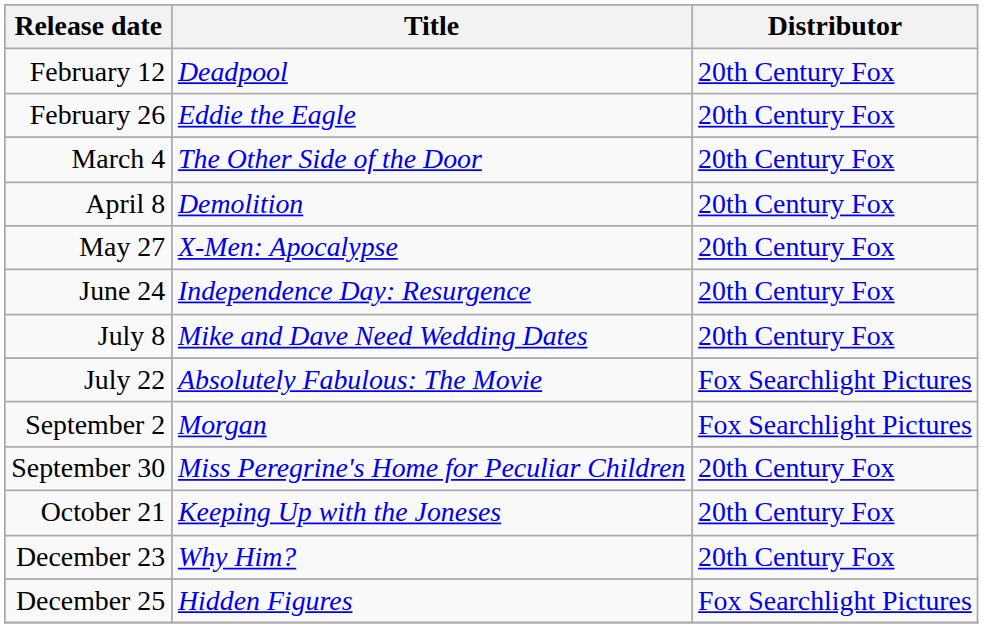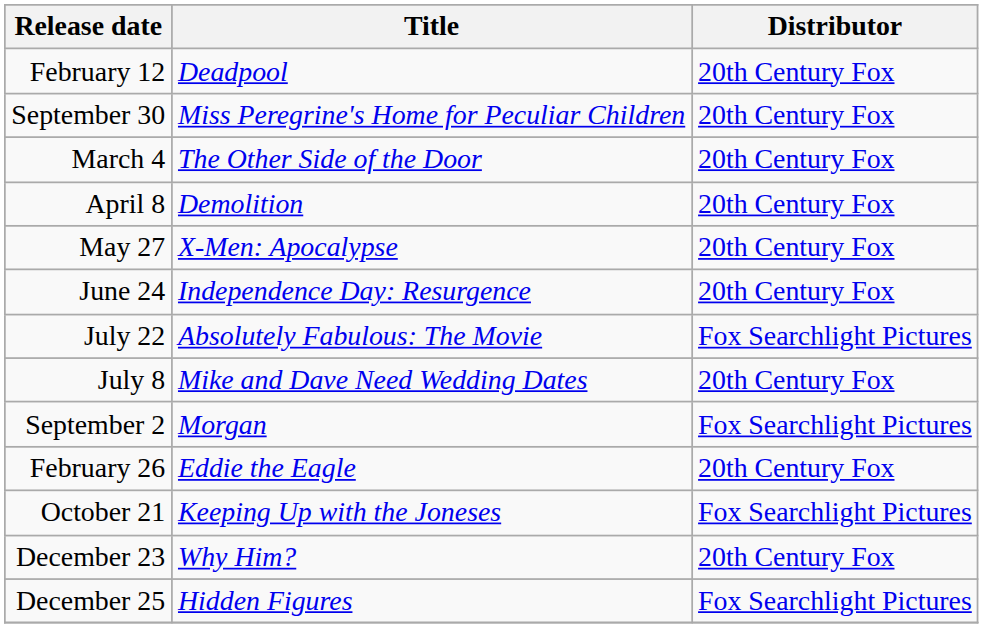rows swapped: (97, 114) <-> (88, 468)
rows swapped: (131, 335) <-> (125, 379)
(796, 512) 20th Century Fox -> (835, 512) Fox Searchlight Pictures
